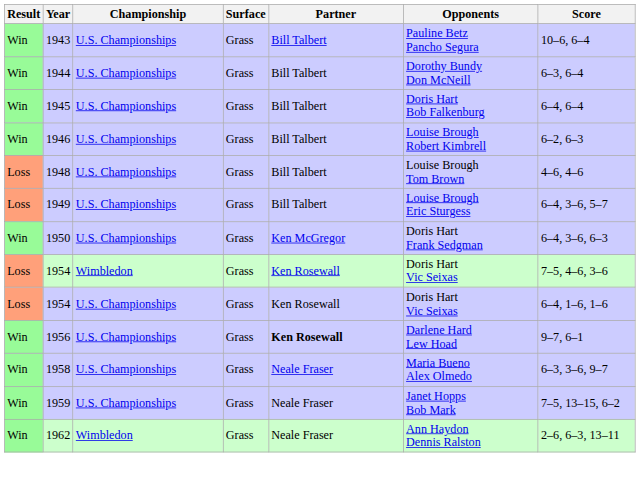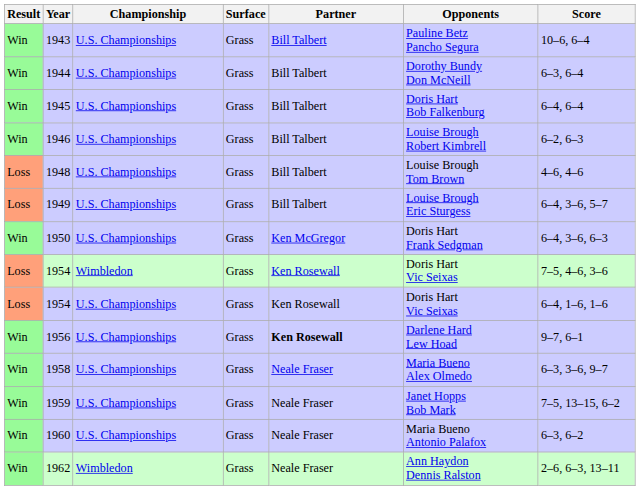+ row: (58, 435)
